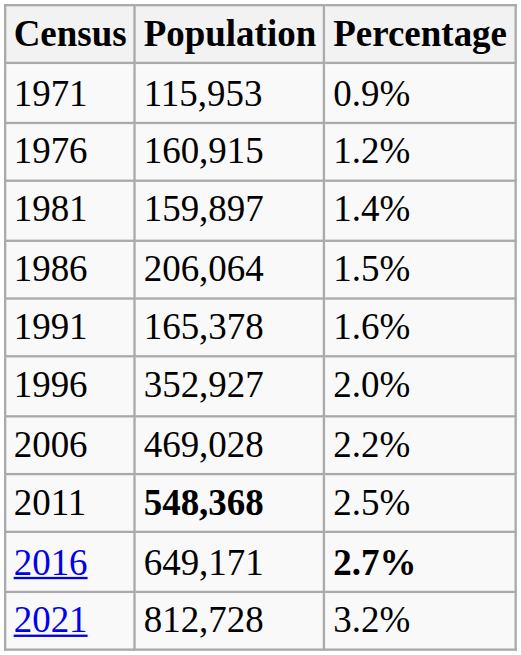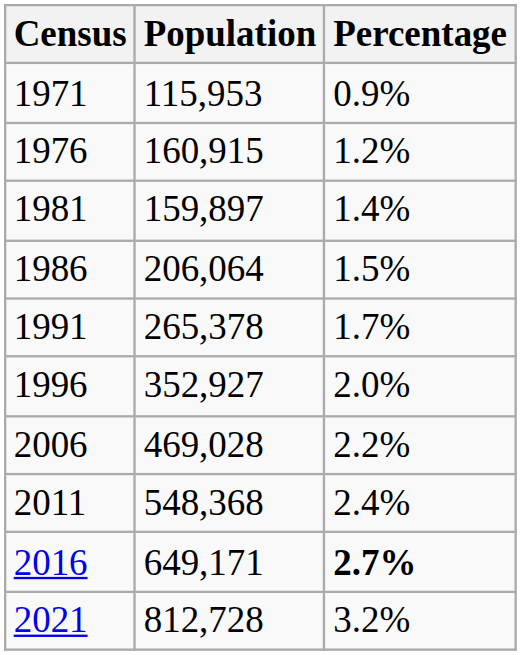(204, 326) 165,378 -> (204, 326) 265,378
(372, 326) 1.6% -> (372, 326) 1.7%
(204, 502) bold -> (204, 502) normal
(372, 502) 2.5% -> (372, 502) 2.4%
